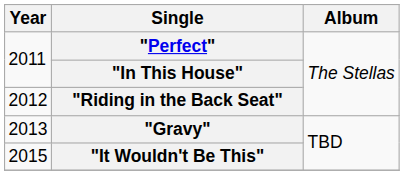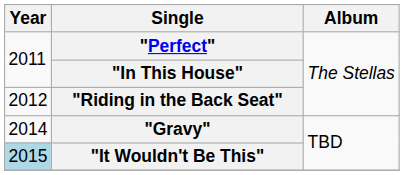(28, 128) 2013 -> (28, 128) 2014
(28, 156) no background -> (28, 156) lightblue background
